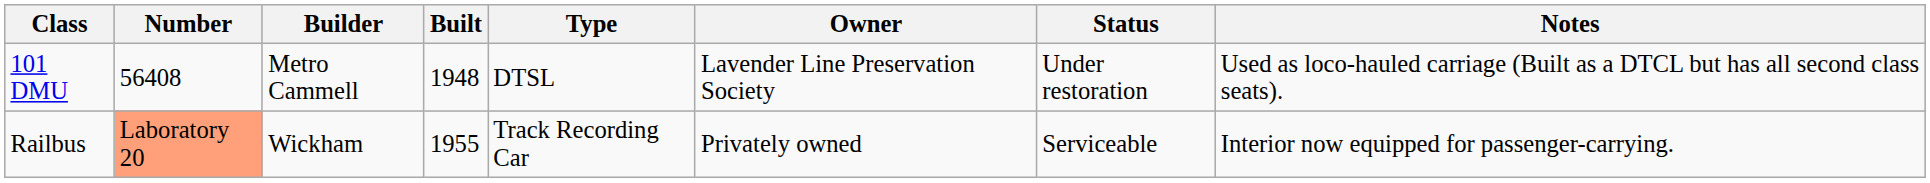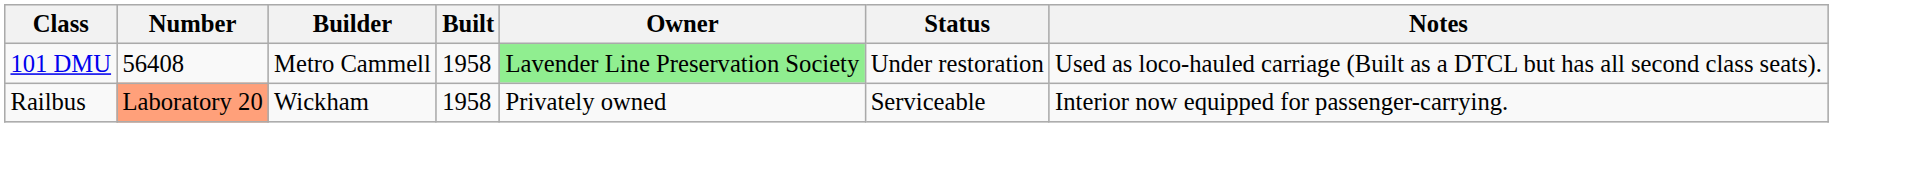- column: (591, 24)
(455, 76) 1948 -> (467, 63) 1958
(838, 76) no background -> (682, 63) lightgreen background
(455, 143) 1955 -> (467, 102) 1958
